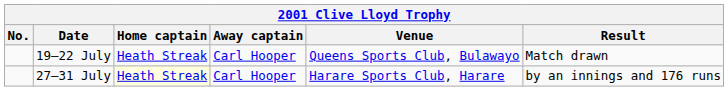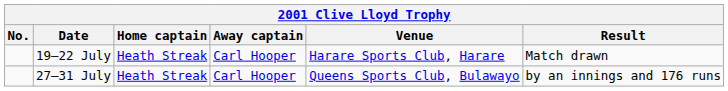(414, 55) Queens Sports Club, Bulawayo -> (407, 55) Harare Sports Club, Harare
(162, 76) lightyellow background -> (162, 76) no background
(407, 76) Harare Sports Club, Harare -> (414, 76) Queens Sports Club, Bulawayo
